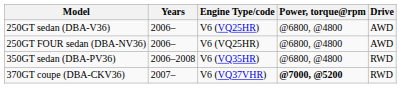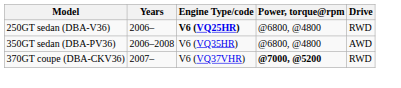(230, 28) normal -> (209, 28) bold
(382, 28) AWD -> (360, 28) RWD
- row: (76, 43)
(382, 59) RWD -> (361, 43) AWD
